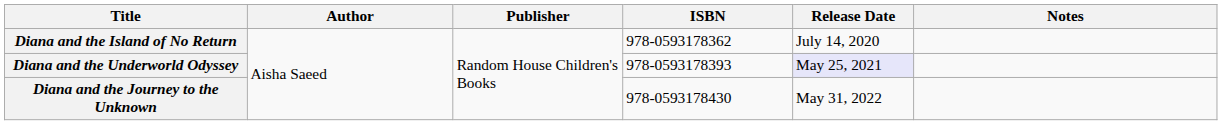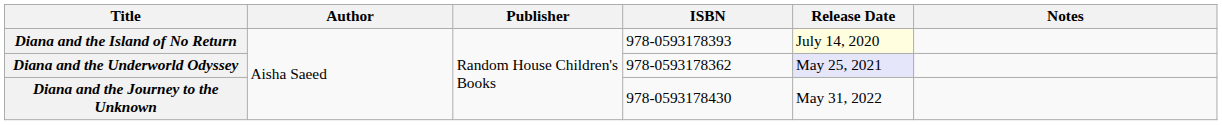(679, 41) 978-0593178362 -> (679, 41) 978-0593178393
(838, 41) no background -> (838, 41) lightyellow background
(679, 65) 978-0593178393 -> (679, 65) 978-0593178362
